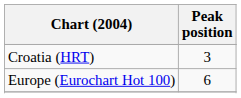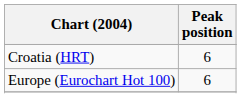(207, 56) 3 -> (207, 56) 6
